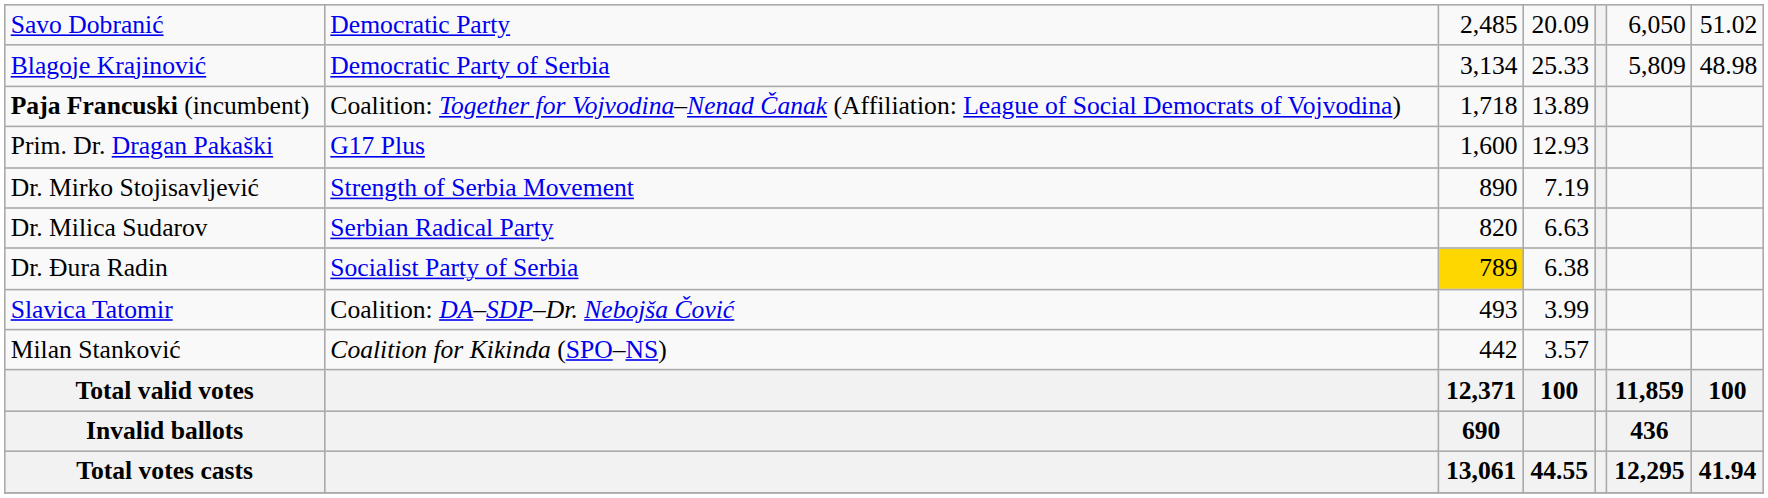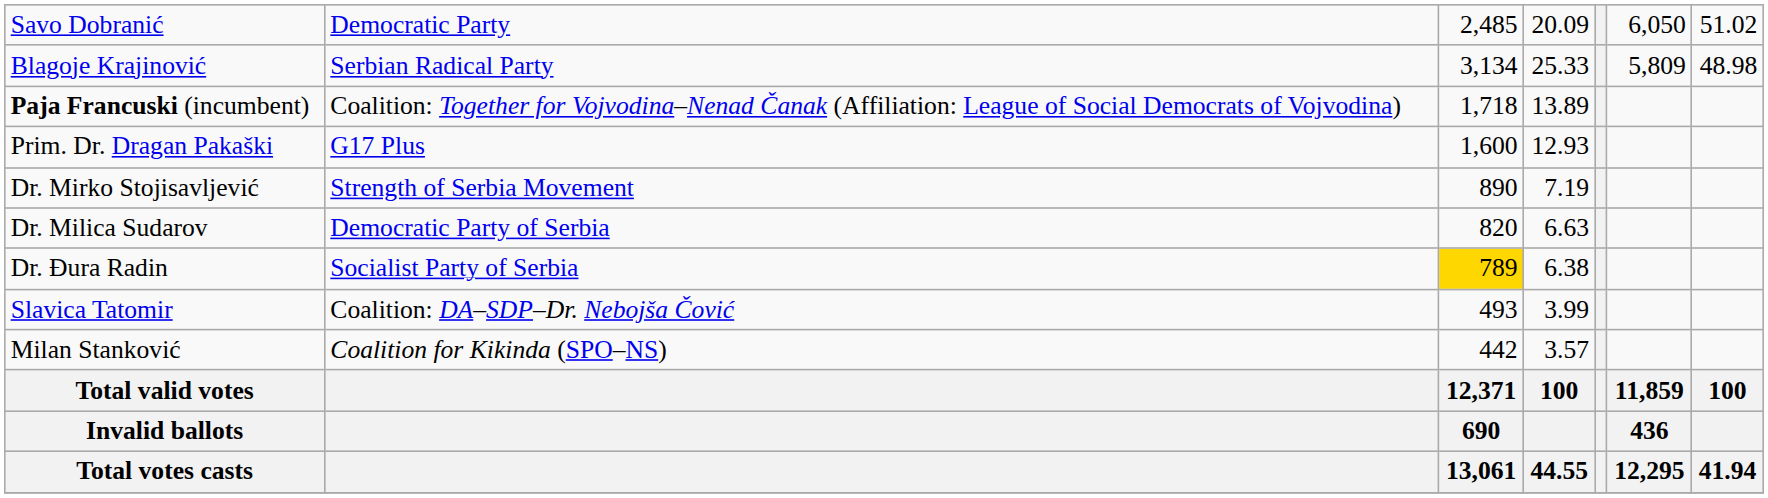(470, 65) Democratic Party of Serbia -> (442, 65) Serbian Radical Party
(442, 227) Serbian Radical Party -> (470, 227) Democratic Party of Serbia
